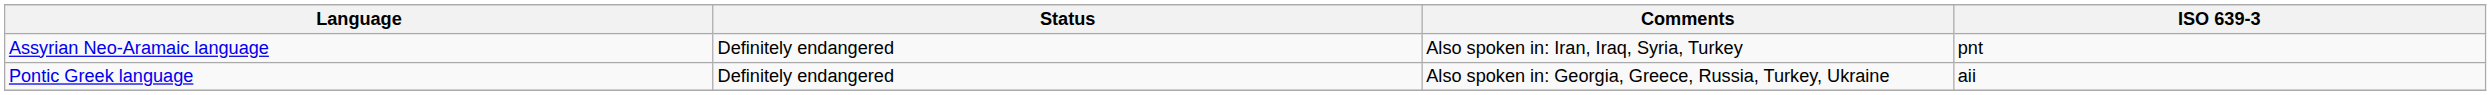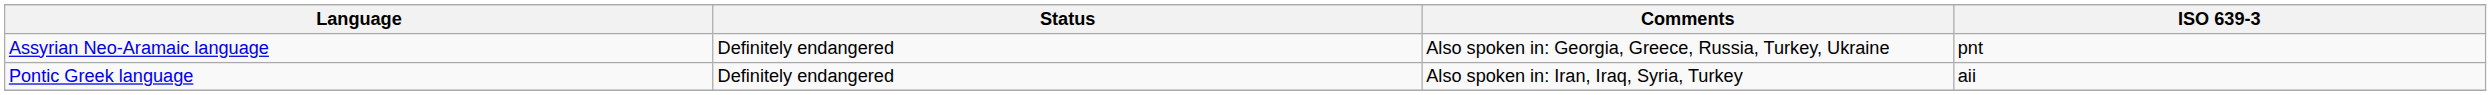(1584, 48) Also spoken in: Iran, Iraq, Syria, Turkey -> (1658, 48) Also spoken in: Georgia, Greece, Russia, Turkey, Ukraine
(1658, 77) Also spoken in: Georgia, Greece, Russia, Turkey, Ukraine -> (1584, 77) Also spoken in: Iran, Iraq, Syria, Turkey
